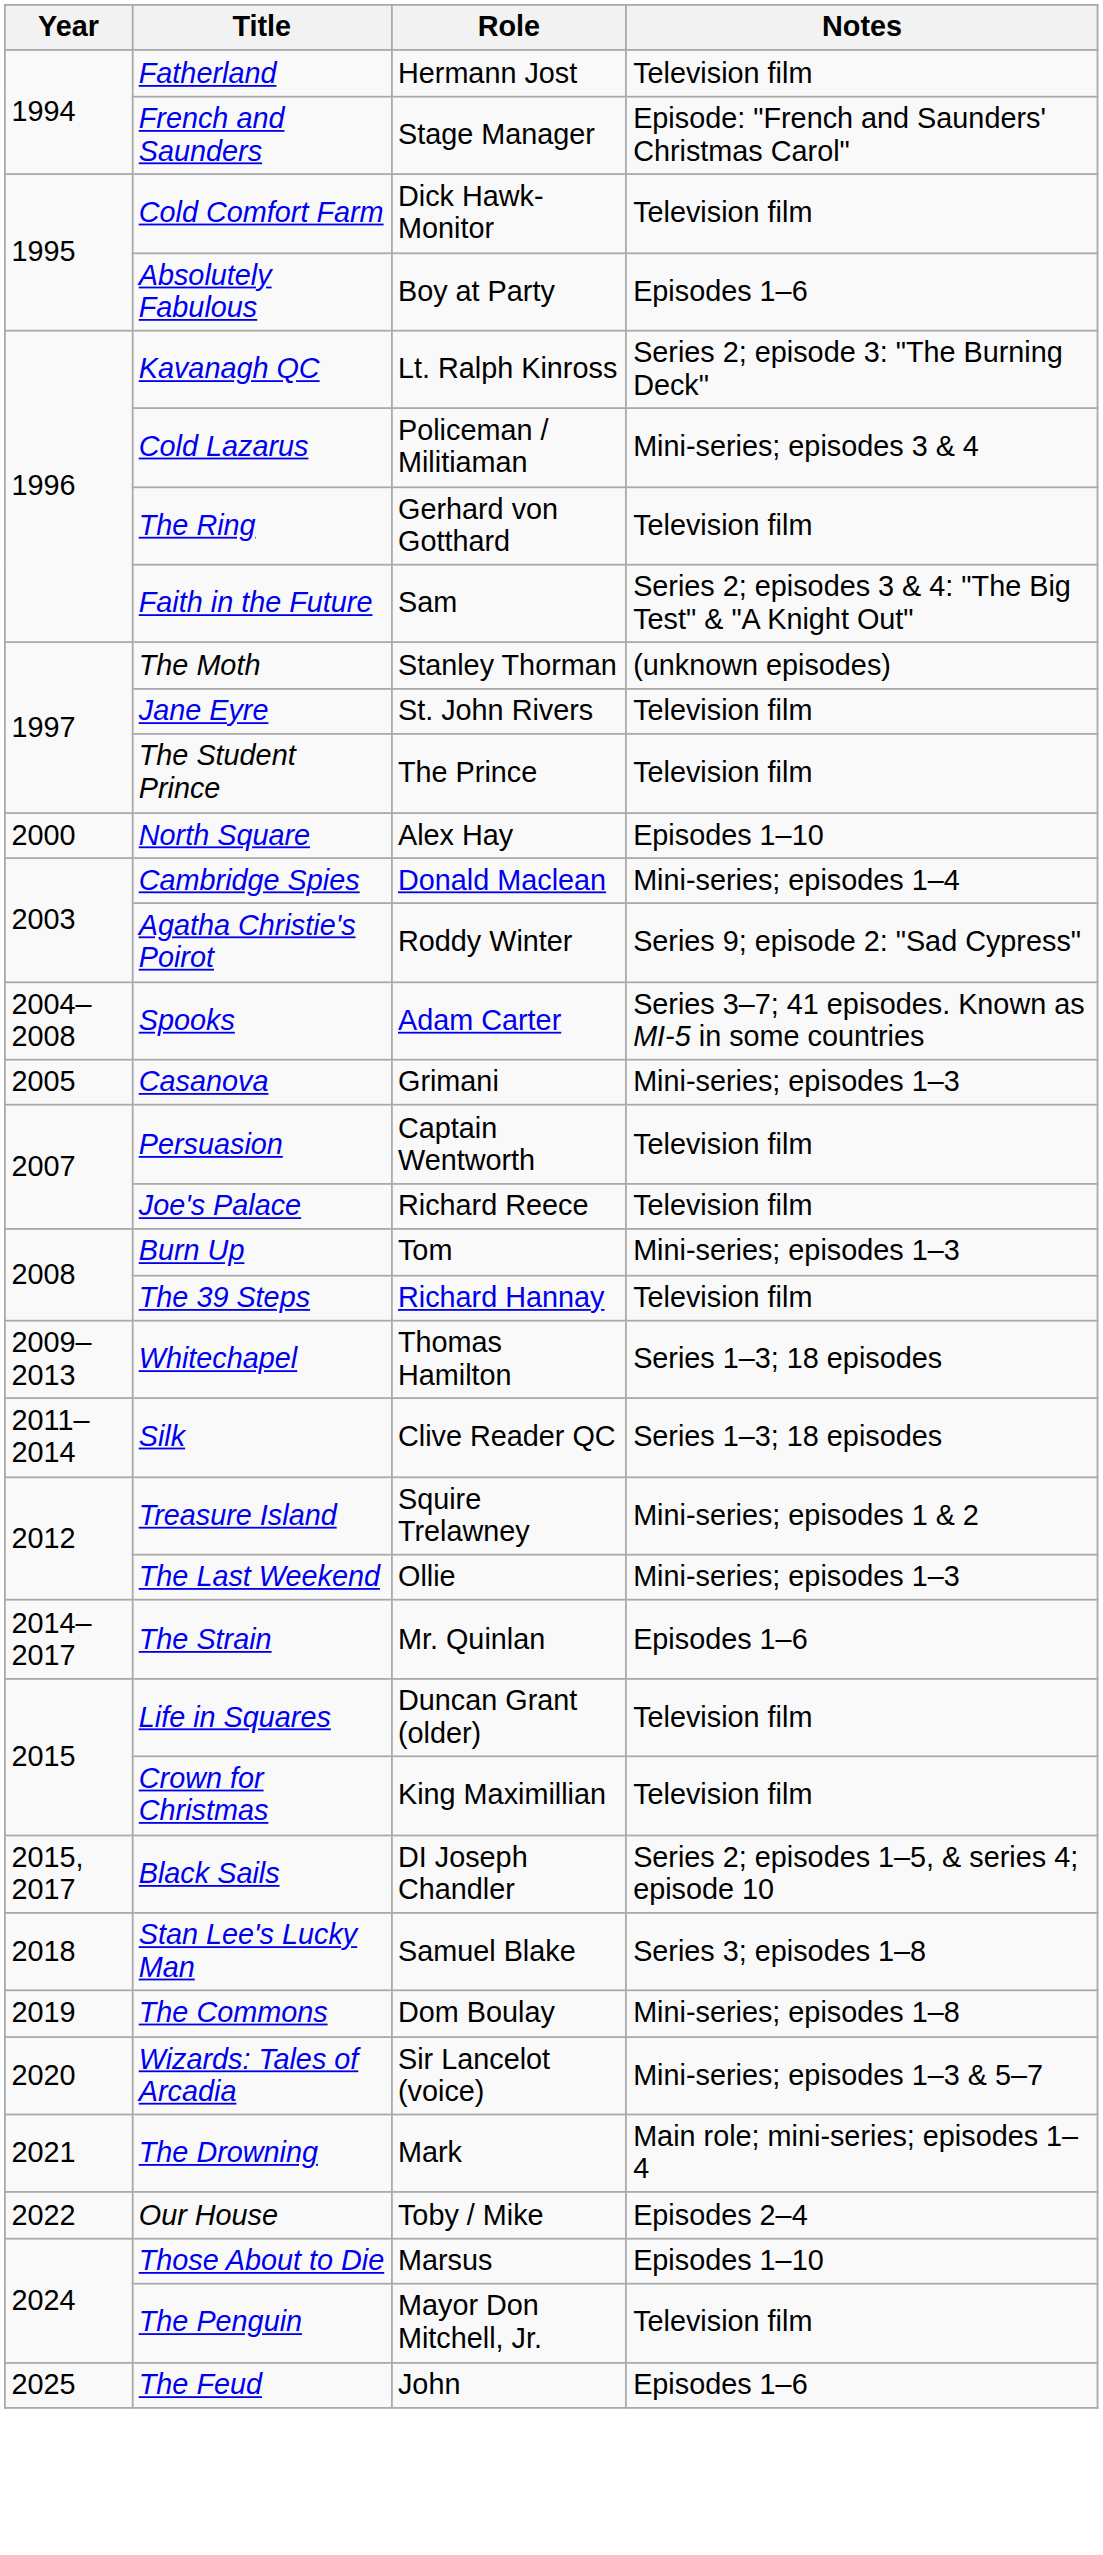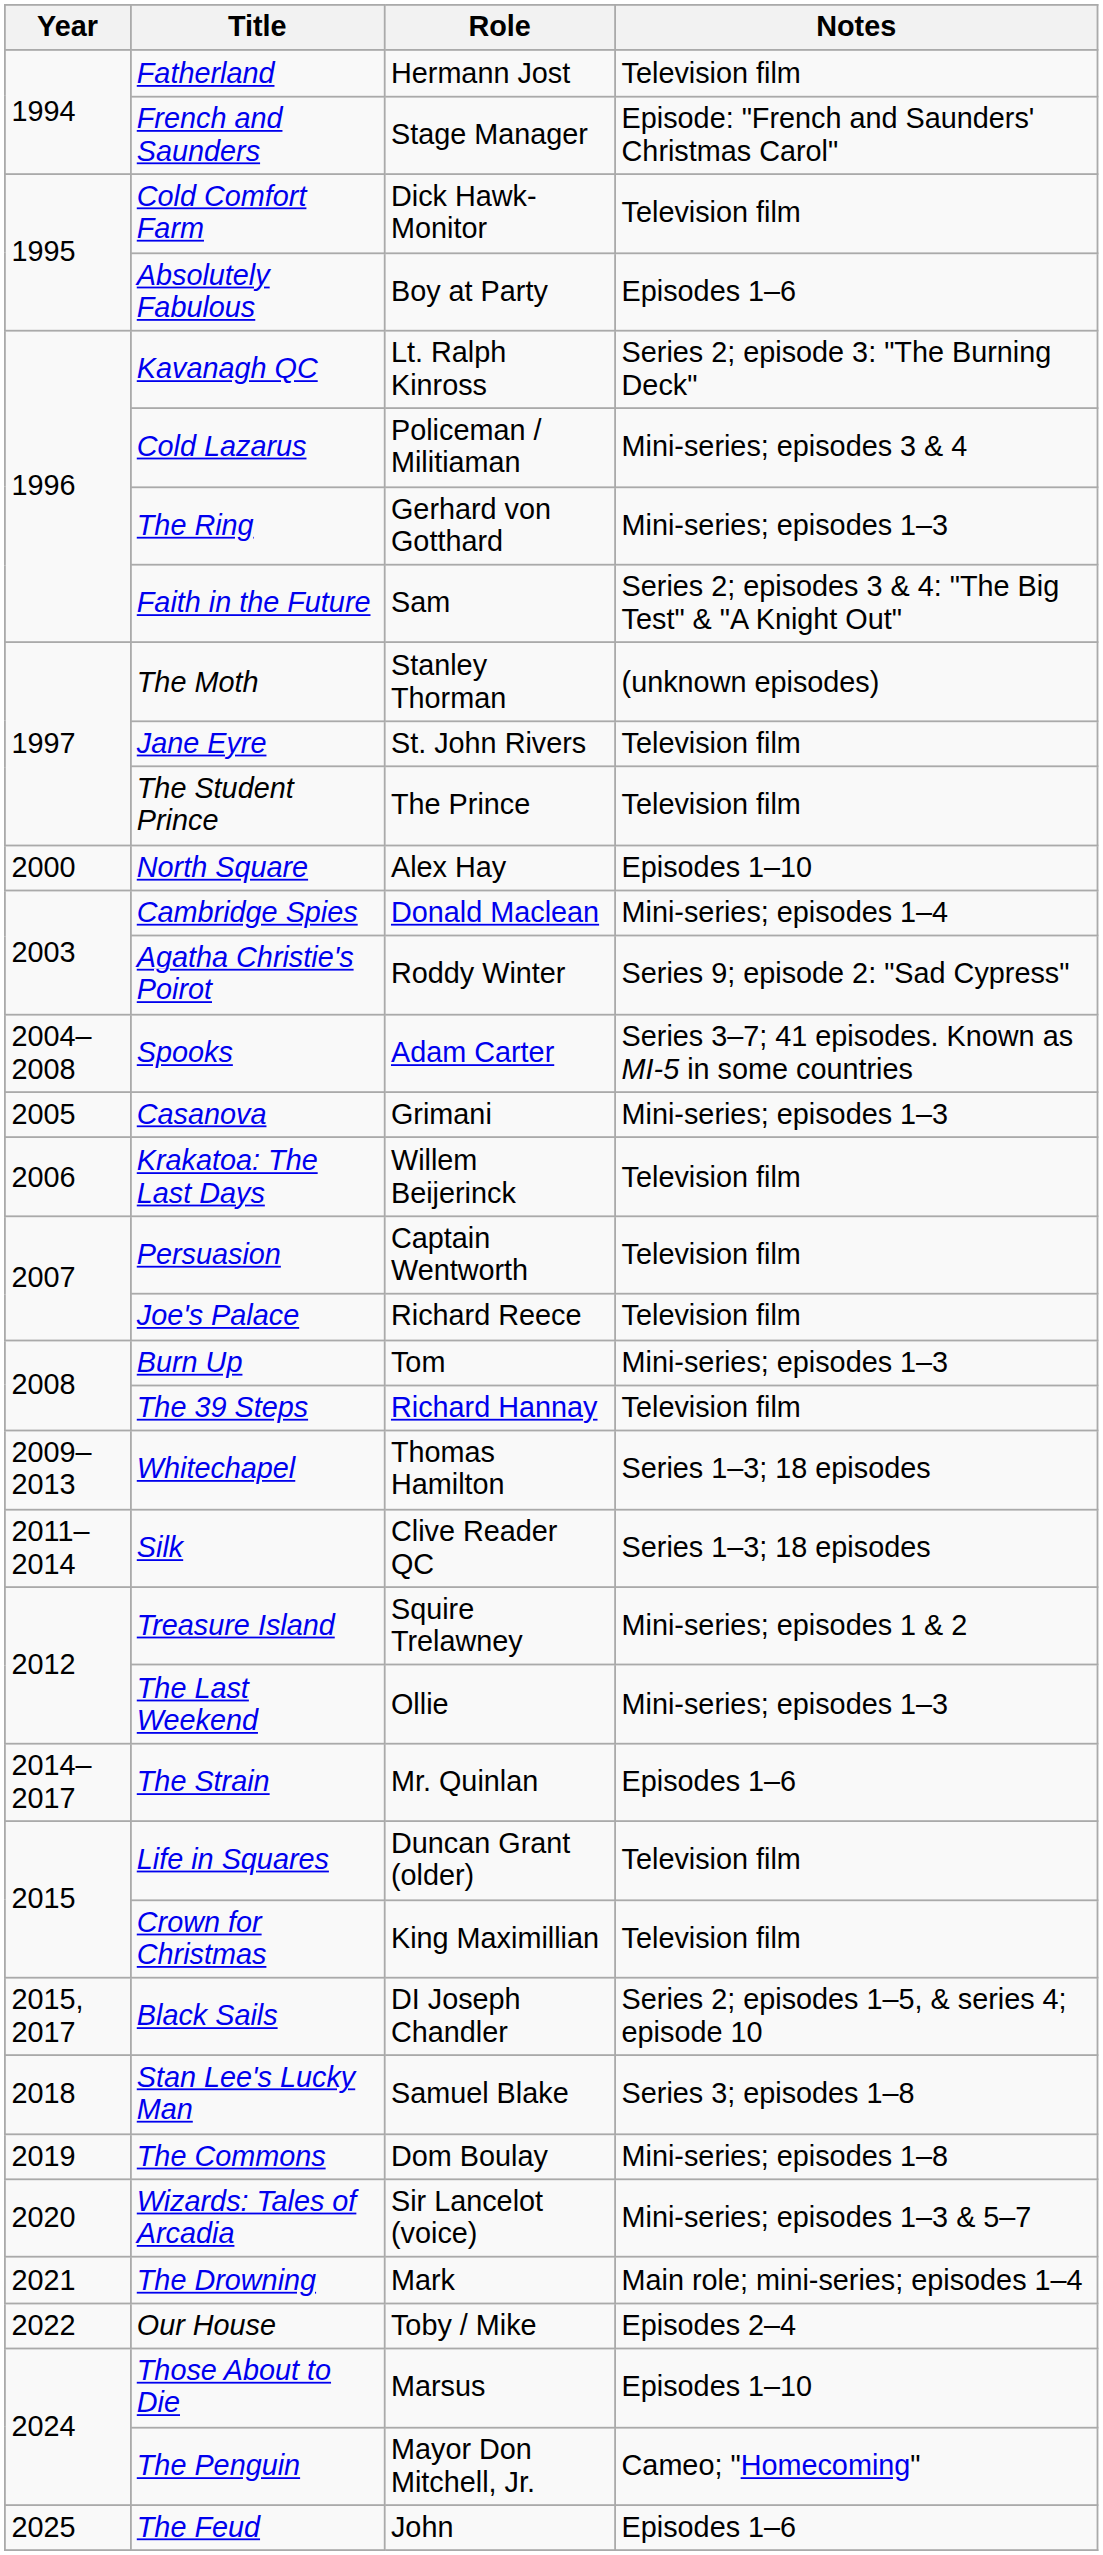(723, 525) Television film -> (785, 525) Mini-series; episodes 1–3
+ row: (227, 1176)
(723, 2322) Television film -> (771, 2465) Cameo; "Homecoming"
